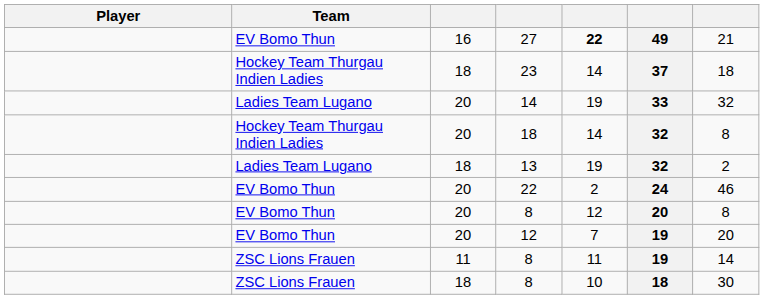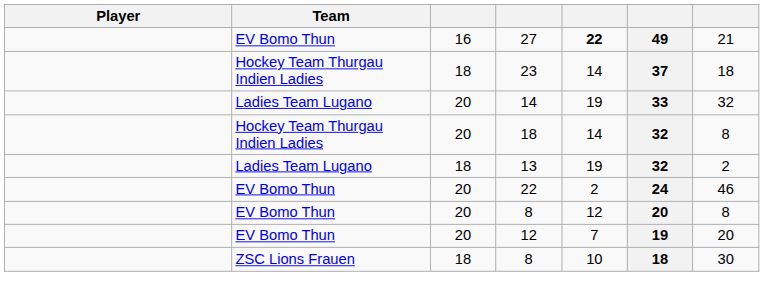- row: (463, 259)
